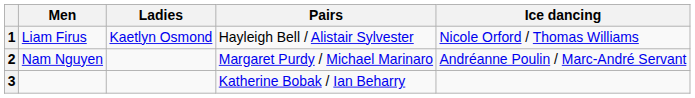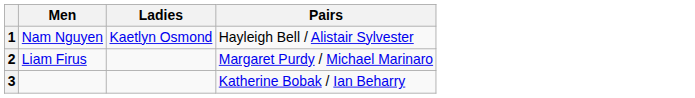- column: (563, 15)
(54, 37) Liam Firus -> (62, 37) Nam Nguyen
(62, 59) Nam Nguyen -> (54, 59) Liam Firus
